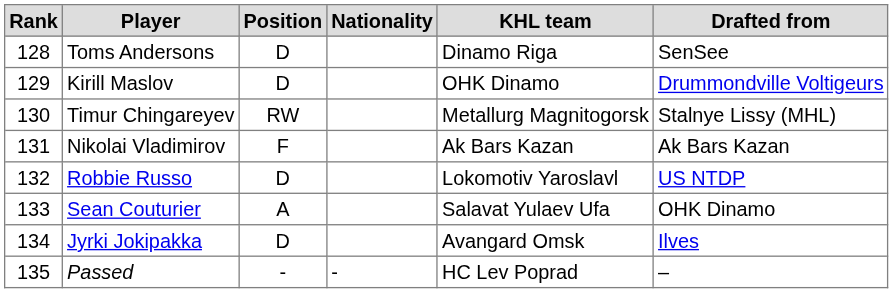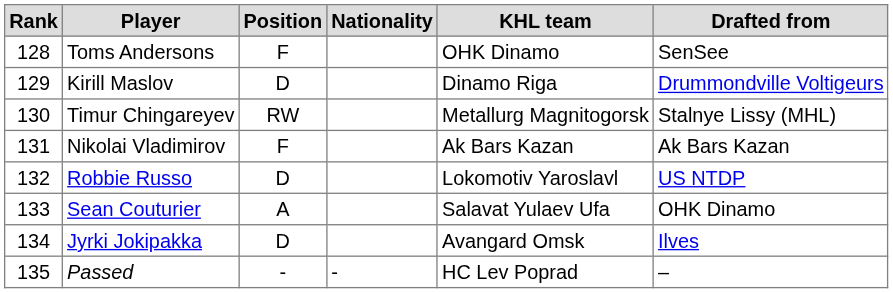(283, 52) D -> (283, 52) F
(500, 52) Dinamo Riga -> (501, 52) OHK Dinamo
(501, 83) OHK Dinamo -> (500, 83) Dinamo Riga
